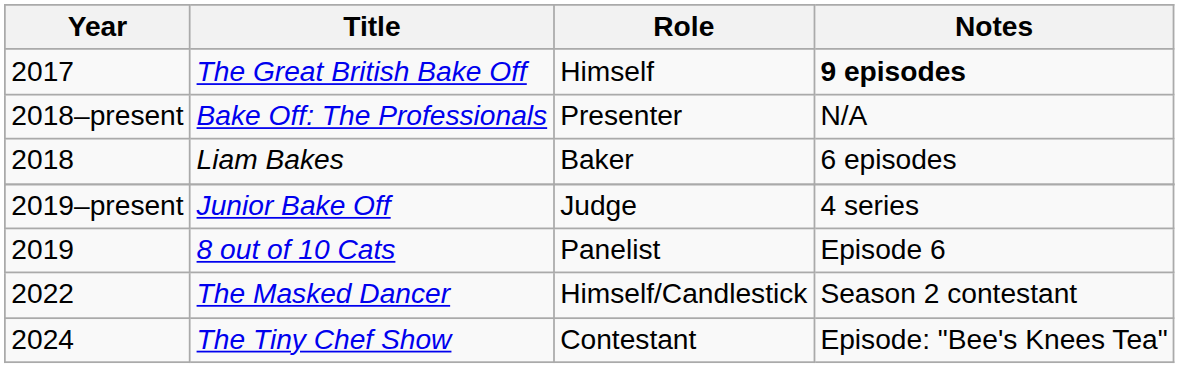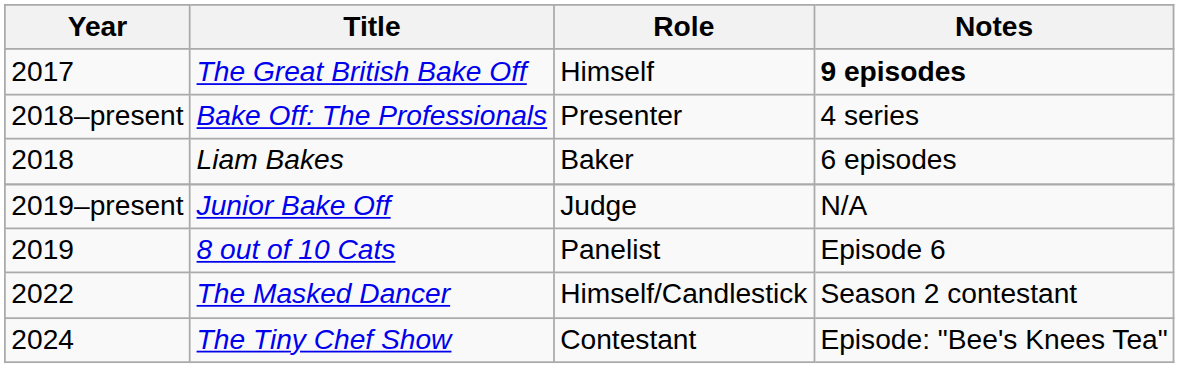(844, 116) N/A -> (870, 116) 4 series
(870, 205) 4 series -> (844, 205) N/A
